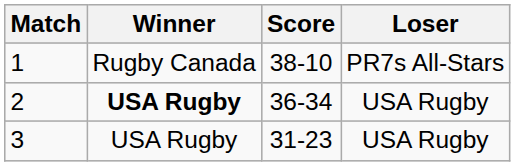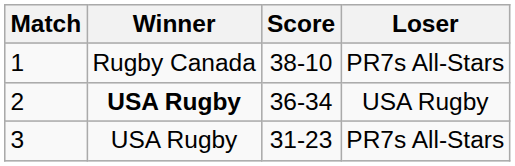(425, 140) USA Rugby -> (425, 140) PR7s All-Stars
